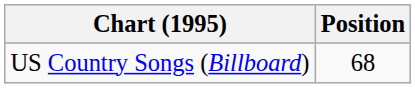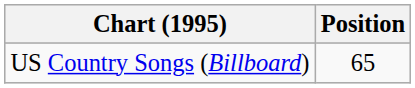(363, 62) 68 -> (363, 62) 65
